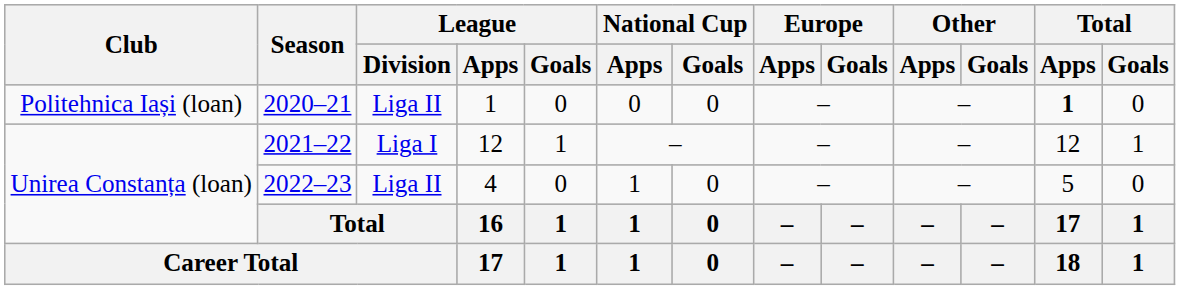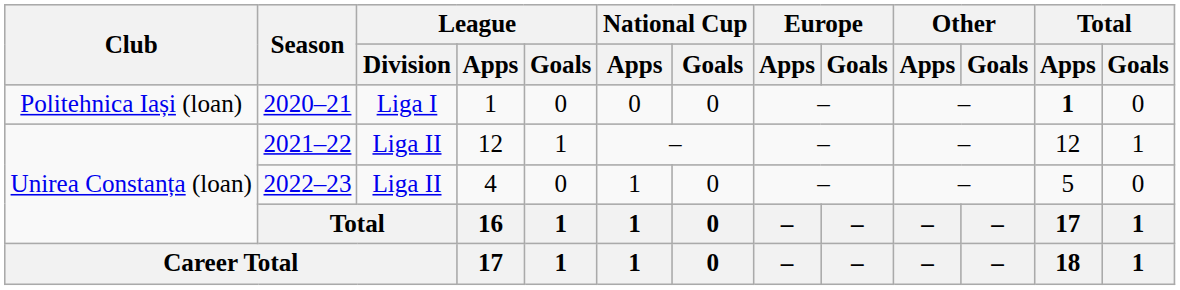(407, 104) Liga II -> (407, 104) Liga I
(407, 143) Liga I -> (407, 143) Liga II
